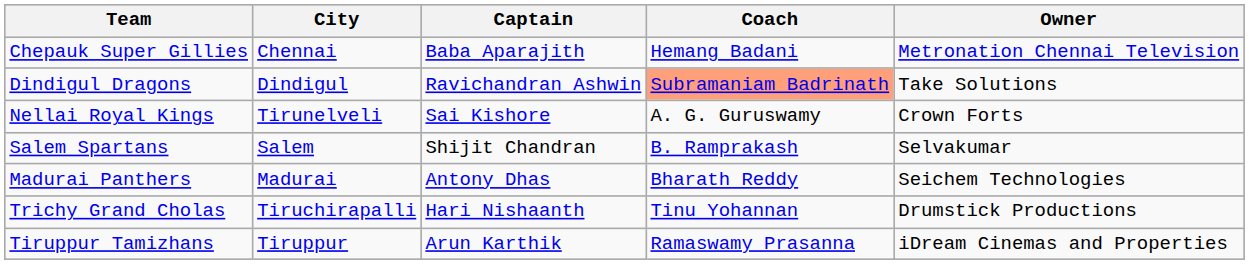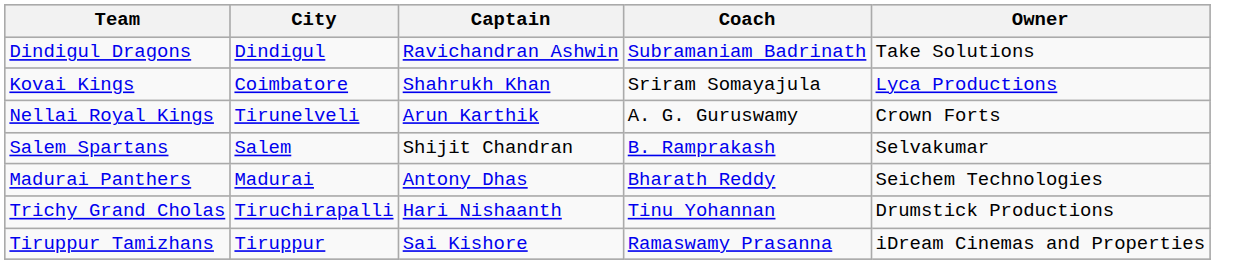- row: (129, 52)
(770, 84) lightsalmon background -> (747, 52) no background
+ row: (72, 84)
(488, 116) Sai Kishore -> (471, 116) Arun Karthik
(494, 243) Arun Karthik -> (465, 243) Sai Kishore
